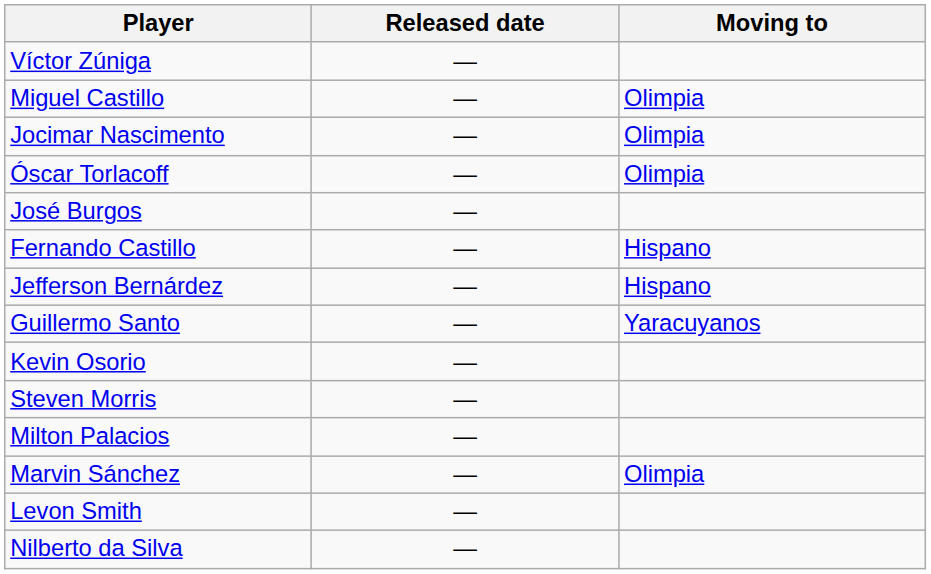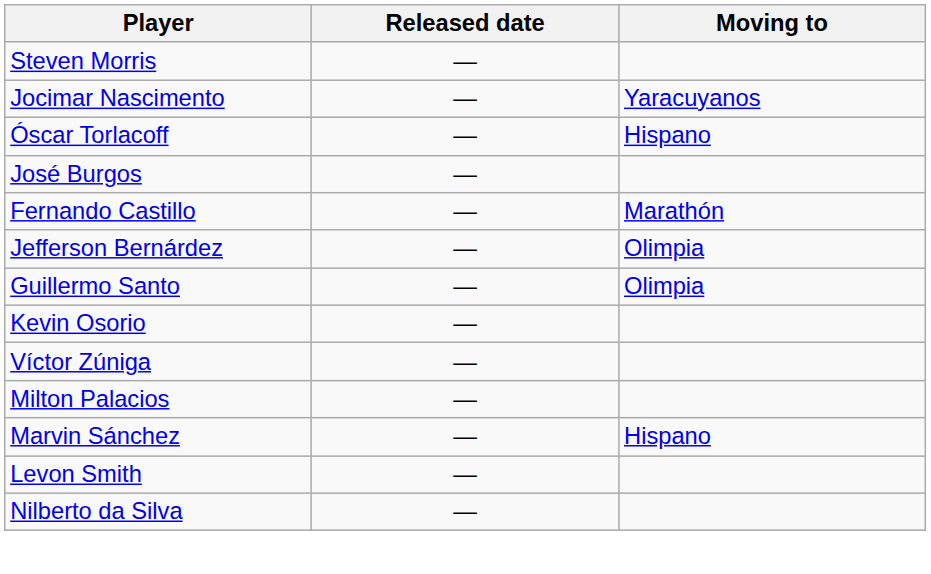rows swapped: (83, 398) <-> (81, 60)
- row: (87, 98)
(664, 135) Olimpia -> (692, 98) Yaracuyanos
(664, 173) Olimpia -> (667, 135) Hispano
(667, 248) Hispano -> (674, 211) Marathón
(667, 286) Hispano -> (664, 248) Olimpia
(692, 323) Yaracuyanos -> (664, 286) Olimpia
(664, 473) Olimpia -> (667, 436) Hispano
